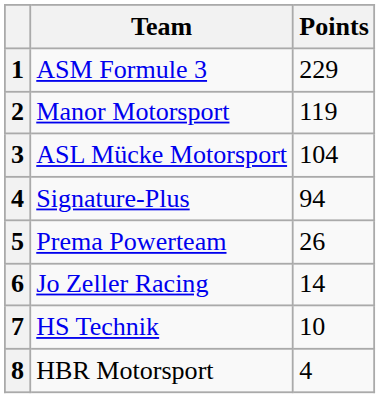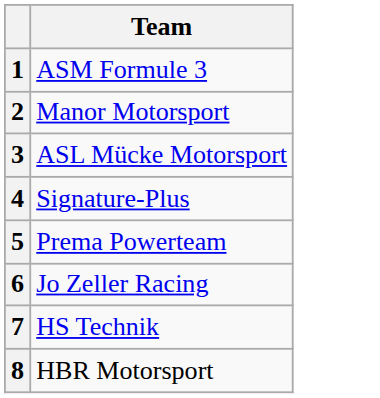- column: (334, 26)
